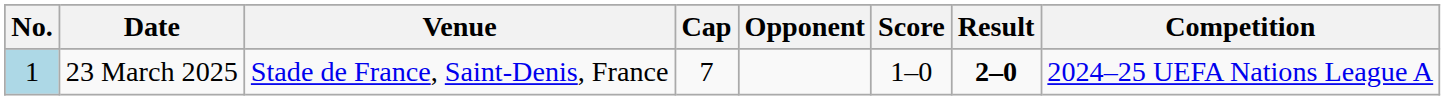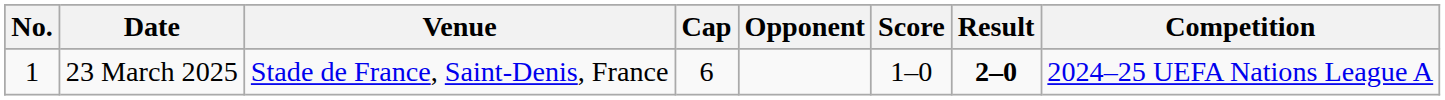(32, 71) lightblue background -> (32, 71) no background
(706, 71) 7 -> (706, 71) 6
